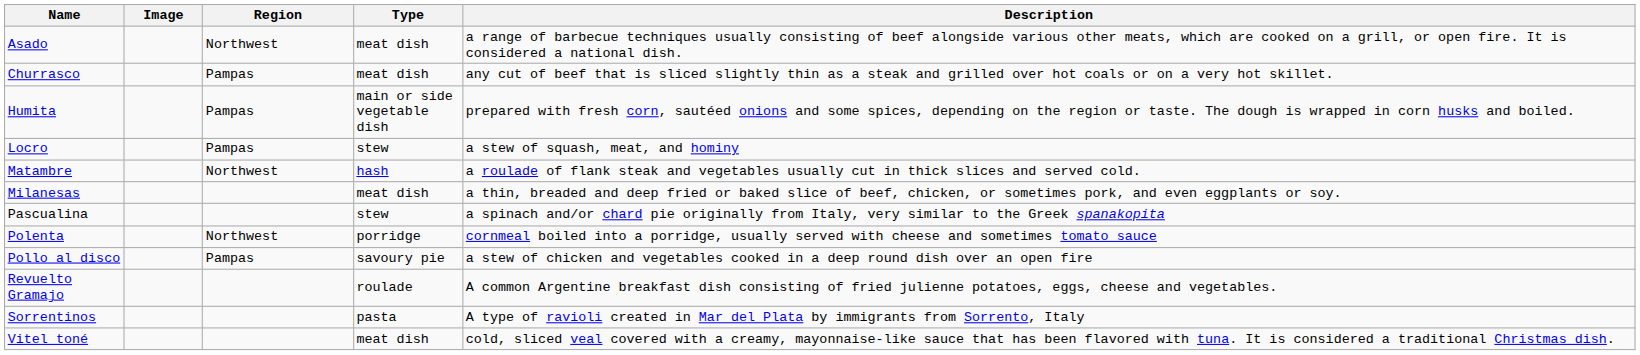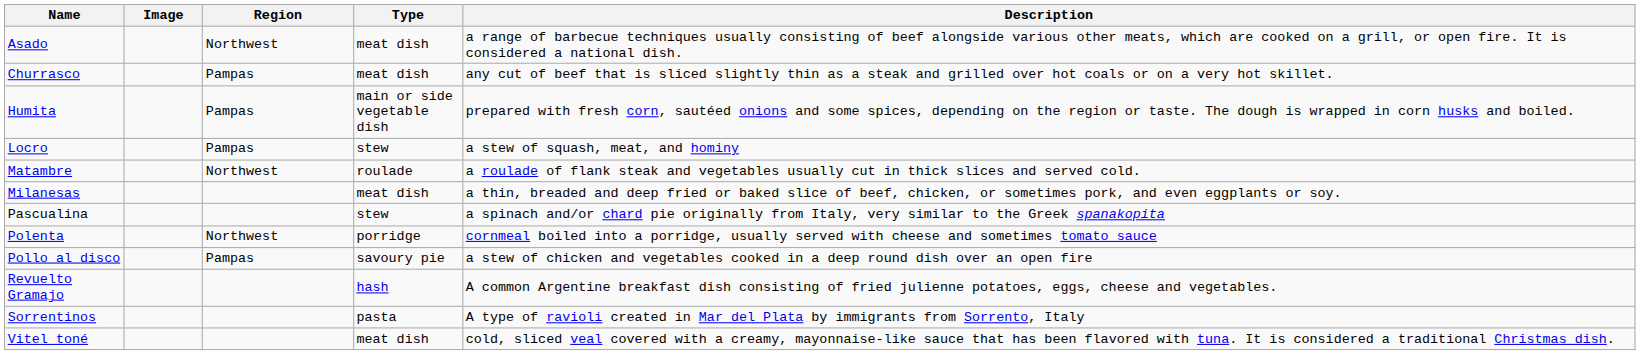(372, 171) hash -> (385, 171) roulade
(385, 288) roulade -> (372, 288) hash
